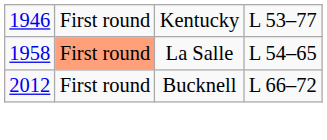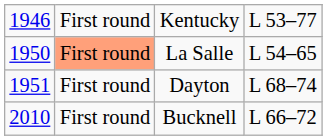(30, 53) 1958 -> (30, 53) 1950
+ row: (199, 85)
(30, 85) 2012 -> (30, 118) 2010
